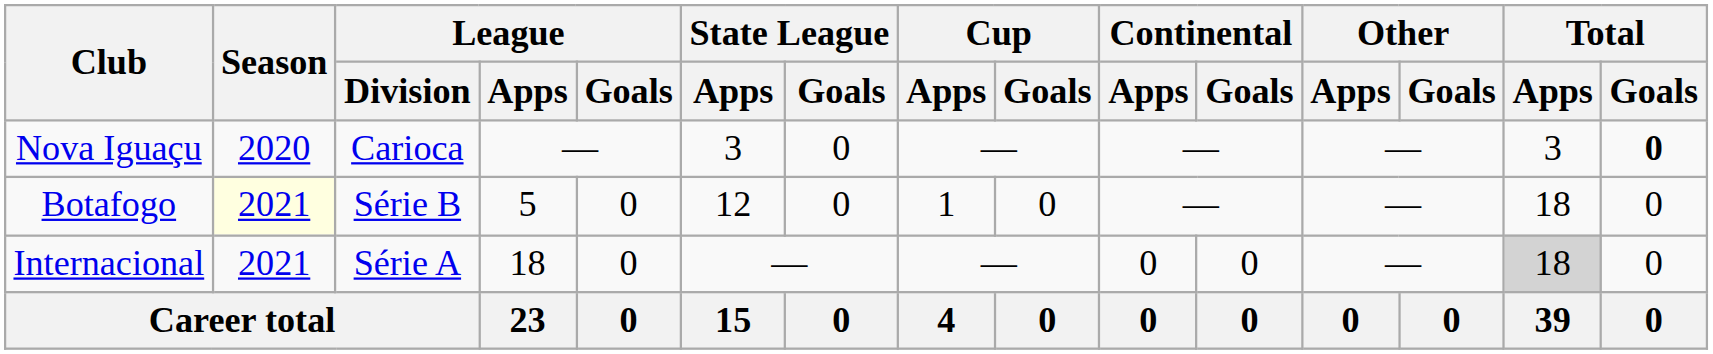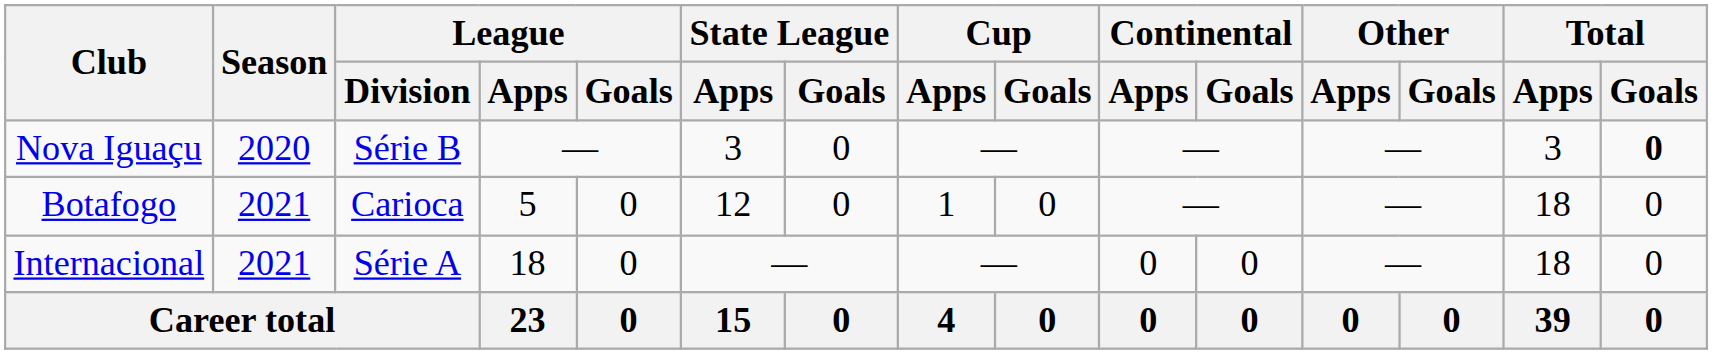(407, 147) Carioca -> (407, 147) Série B
(274, 205) lightyellow background -> (274, 205) no background
(407, 205) Série B -> (407, 205) Carioca
(1553, 262) lightgrey background -> (1553, 262) no background
